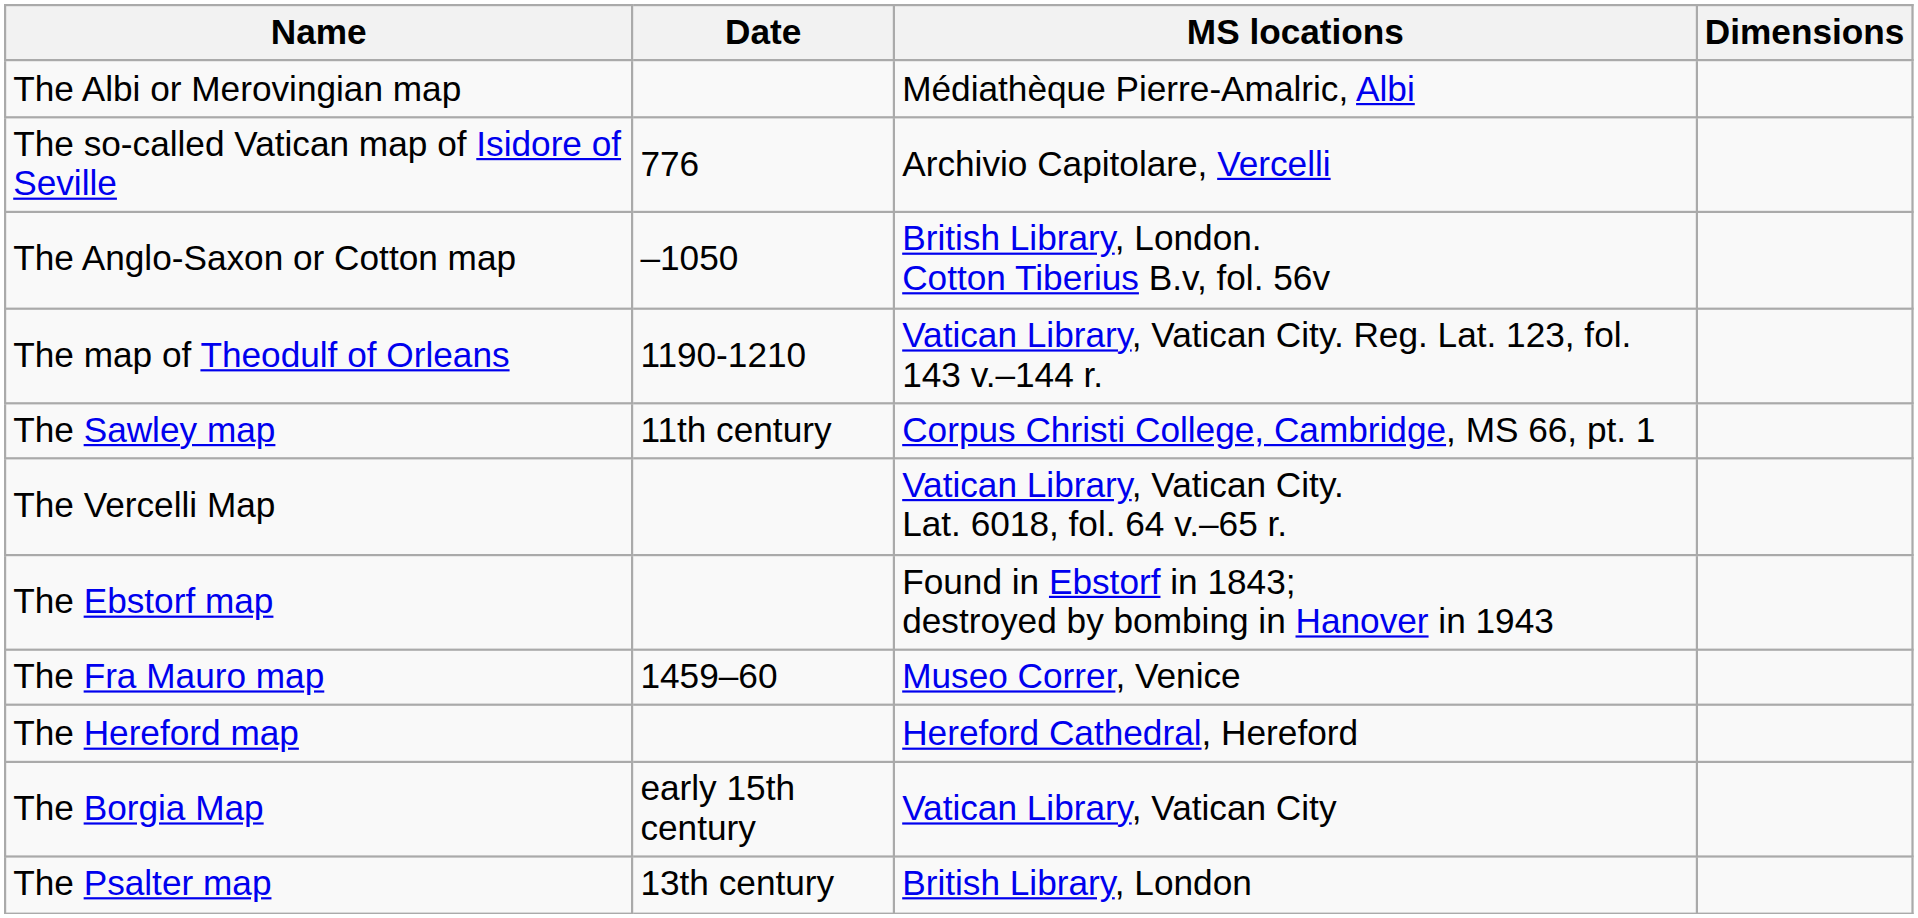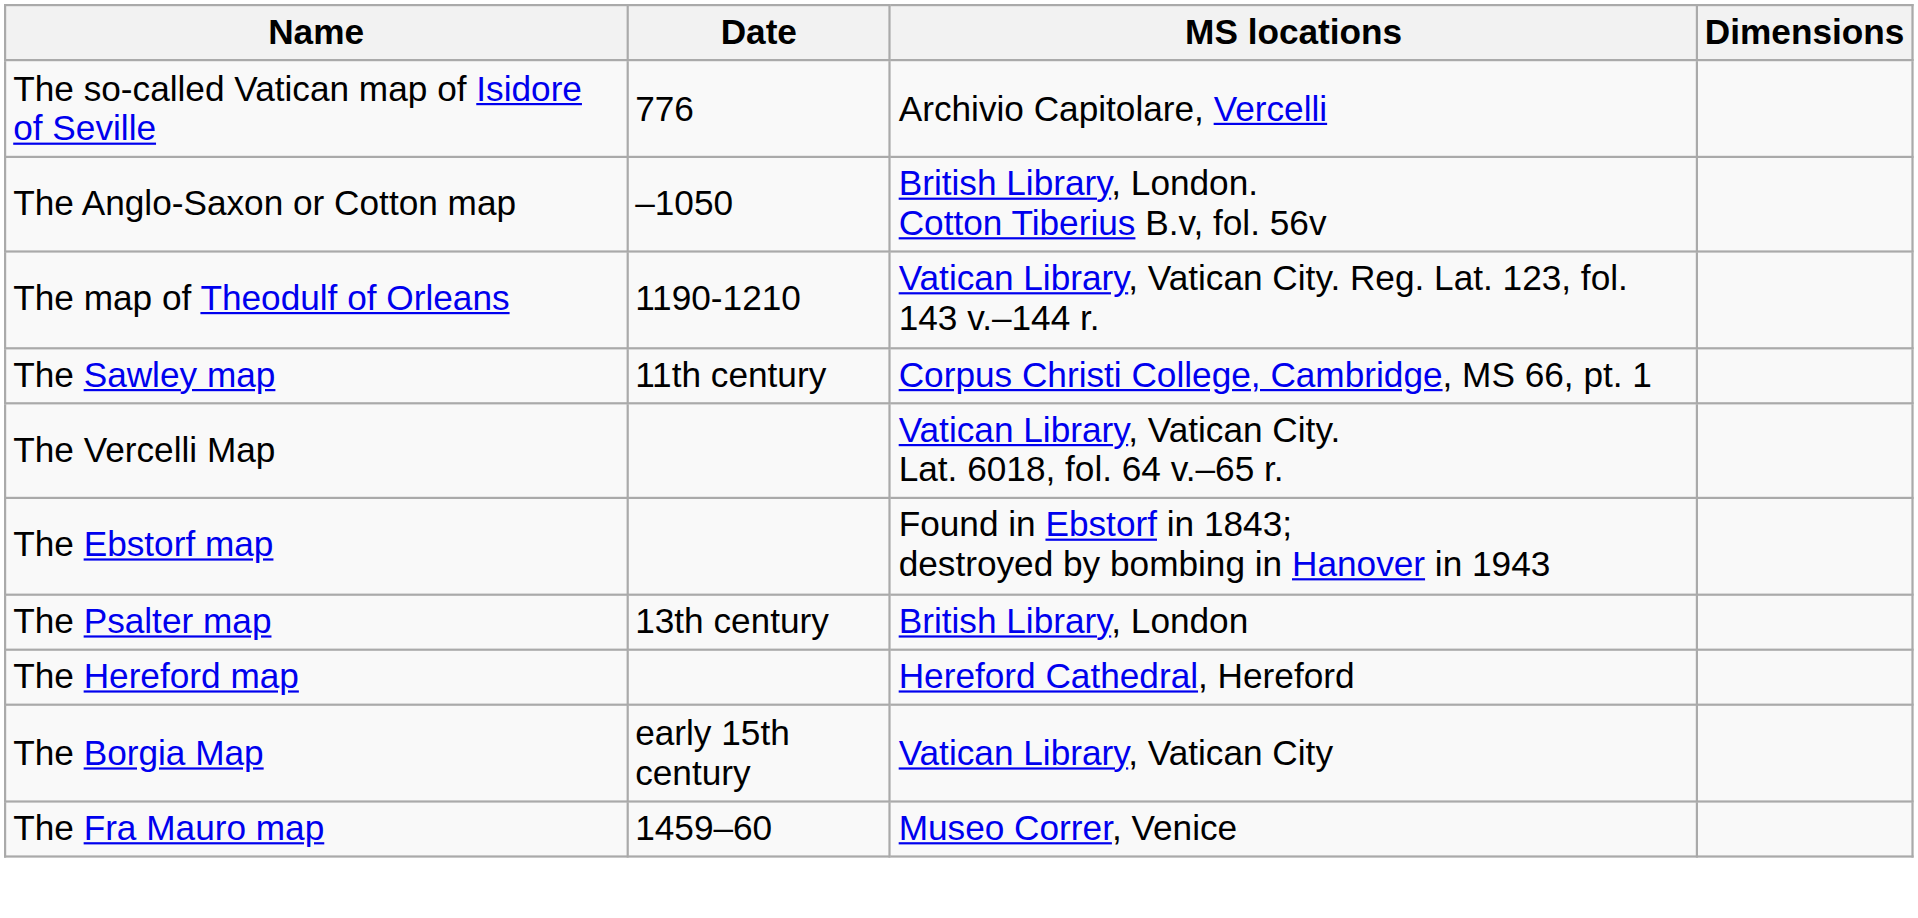- row: (237, 88)
rows swapped: (142, 884) <-> (169, 677)
